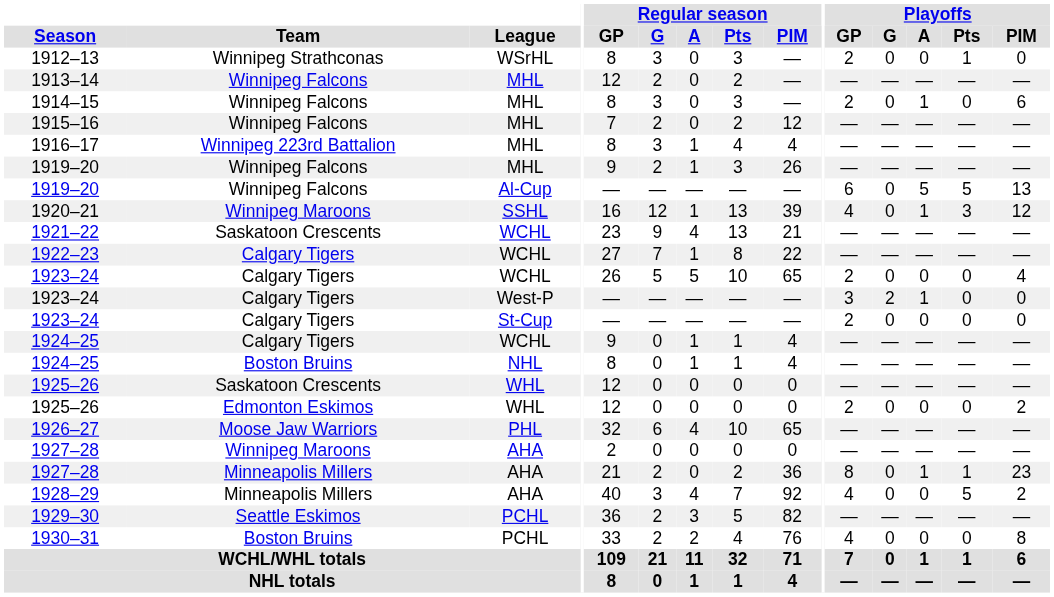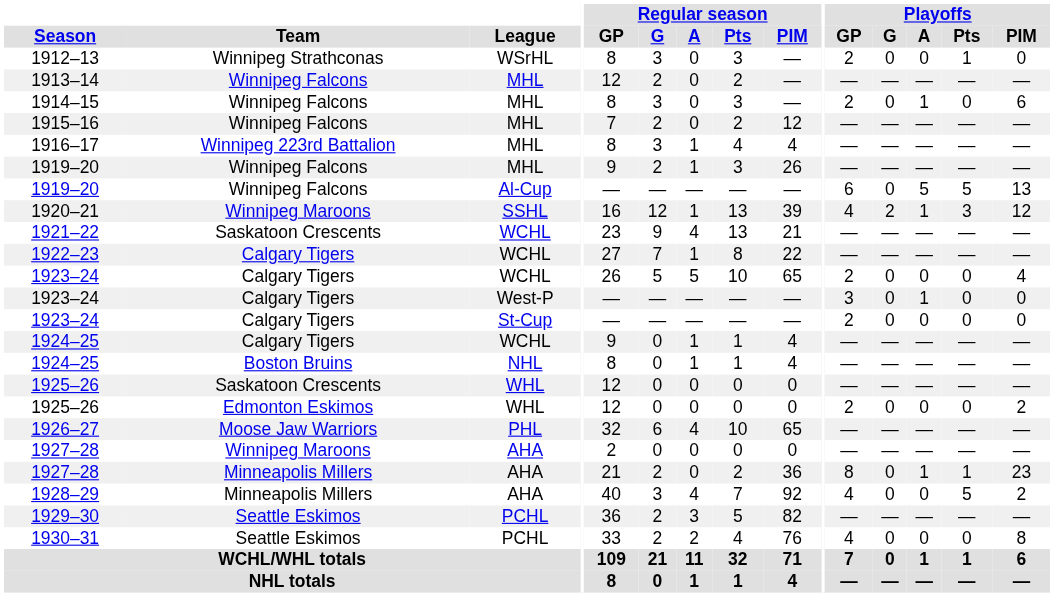(890, 211) 0 -> (890, 211) 2
(890, 298) 2 -> (890, 298) 0
(298, 538) Boston Bruins -> (298, 538) Seattle Eskimos
